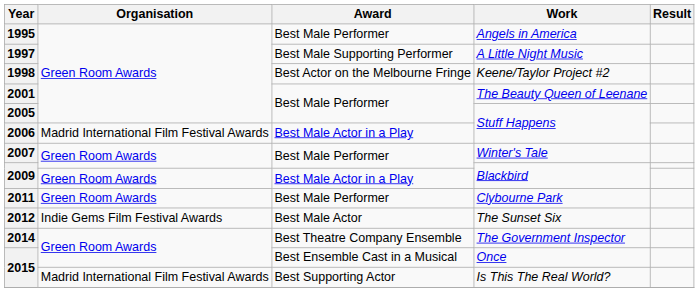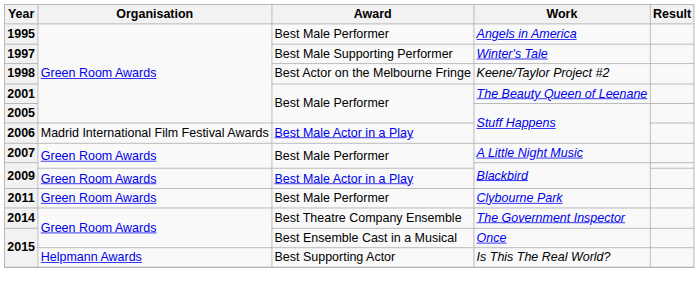(530, 53) A Little Night Music -> (512, 53) Winter's Tale
(512, 152) Winter's Tale -> (530, 152) A Little Night Music
- row: (21, 218)
(155, 277) Madrid International Film Festival Awards -> (91, 257) Helpmann Awards
